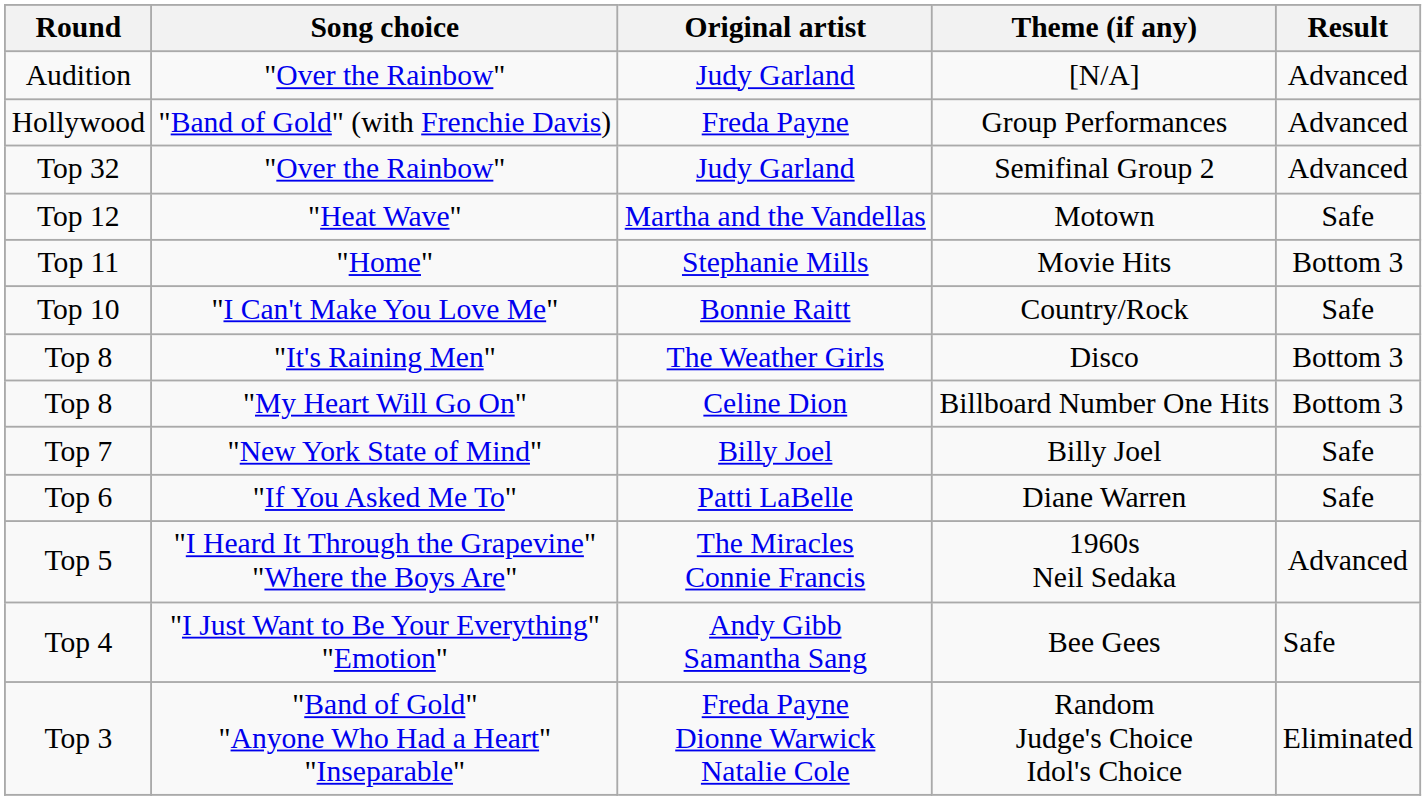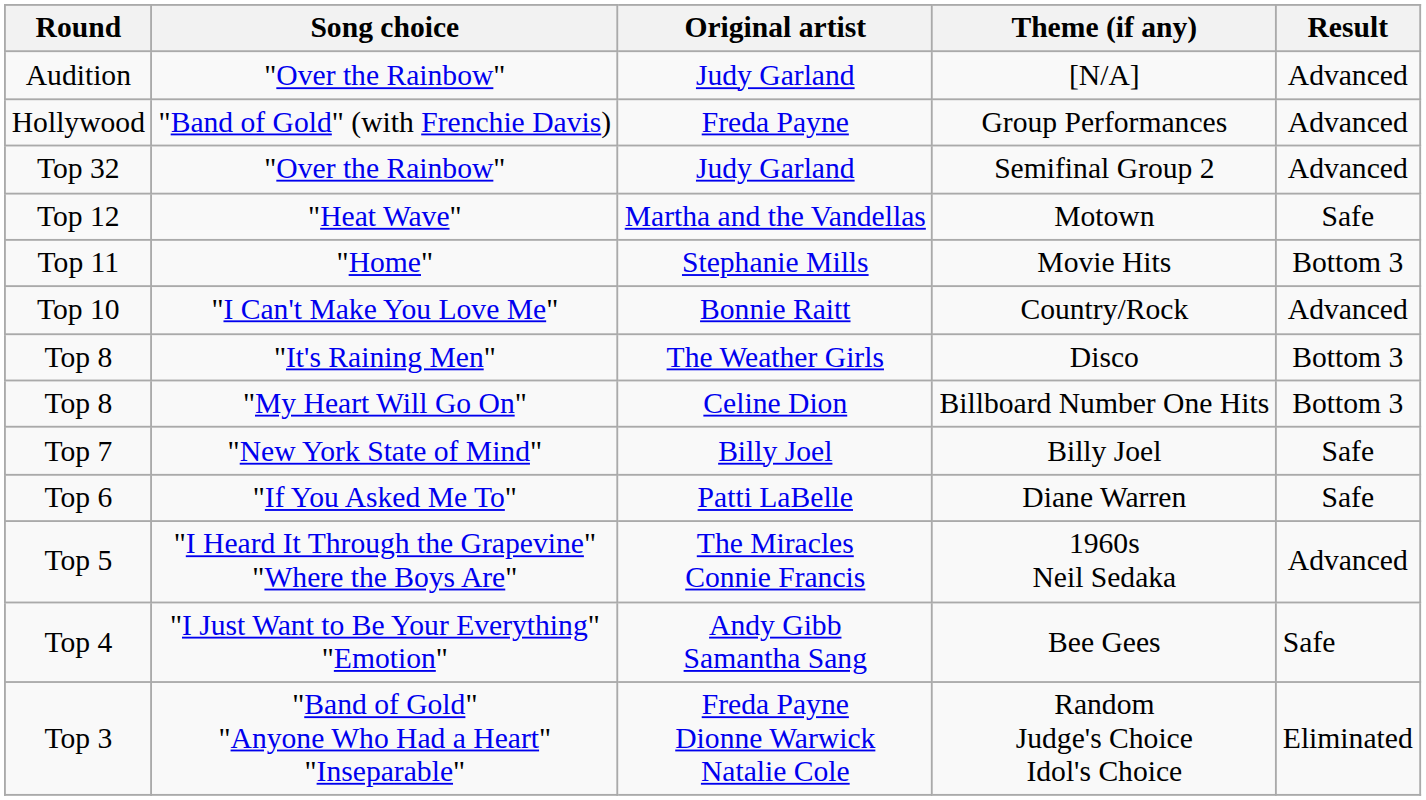(1348, 309) Safe -> (1348, 309) Advanced
